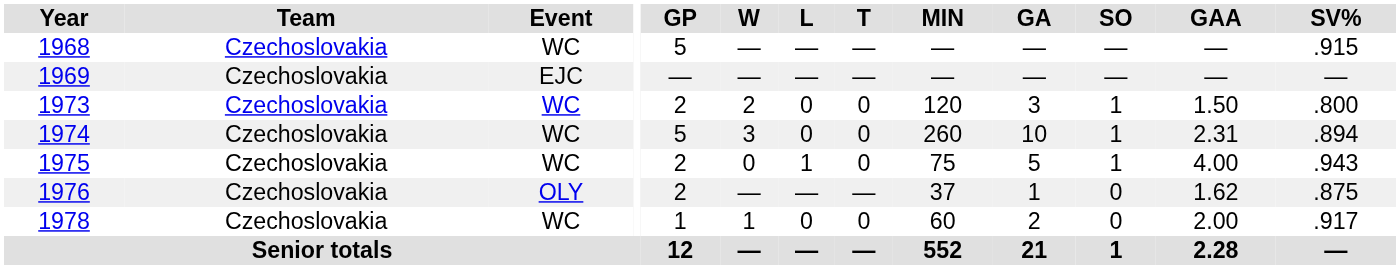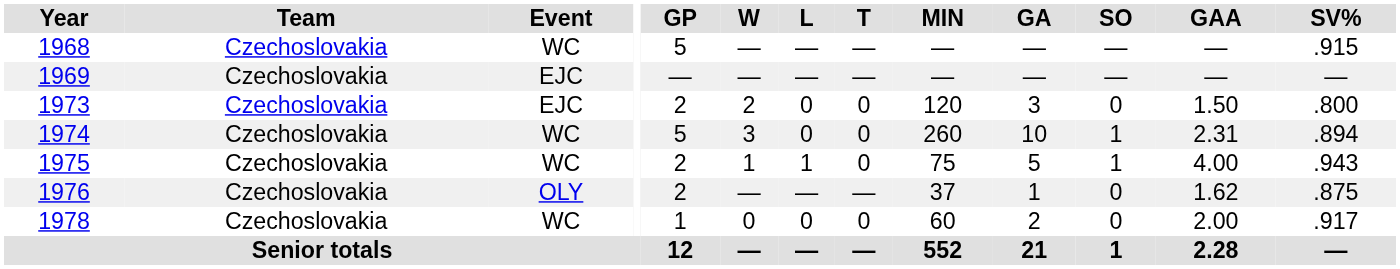(561, 105) WC -> (561, 105) EJC
(1116, 105) 1 -> (1116, 105) 0
(749, 163) 0 -> (749, 163) 1
(749, 221) 1 -> (749, 221) 0
